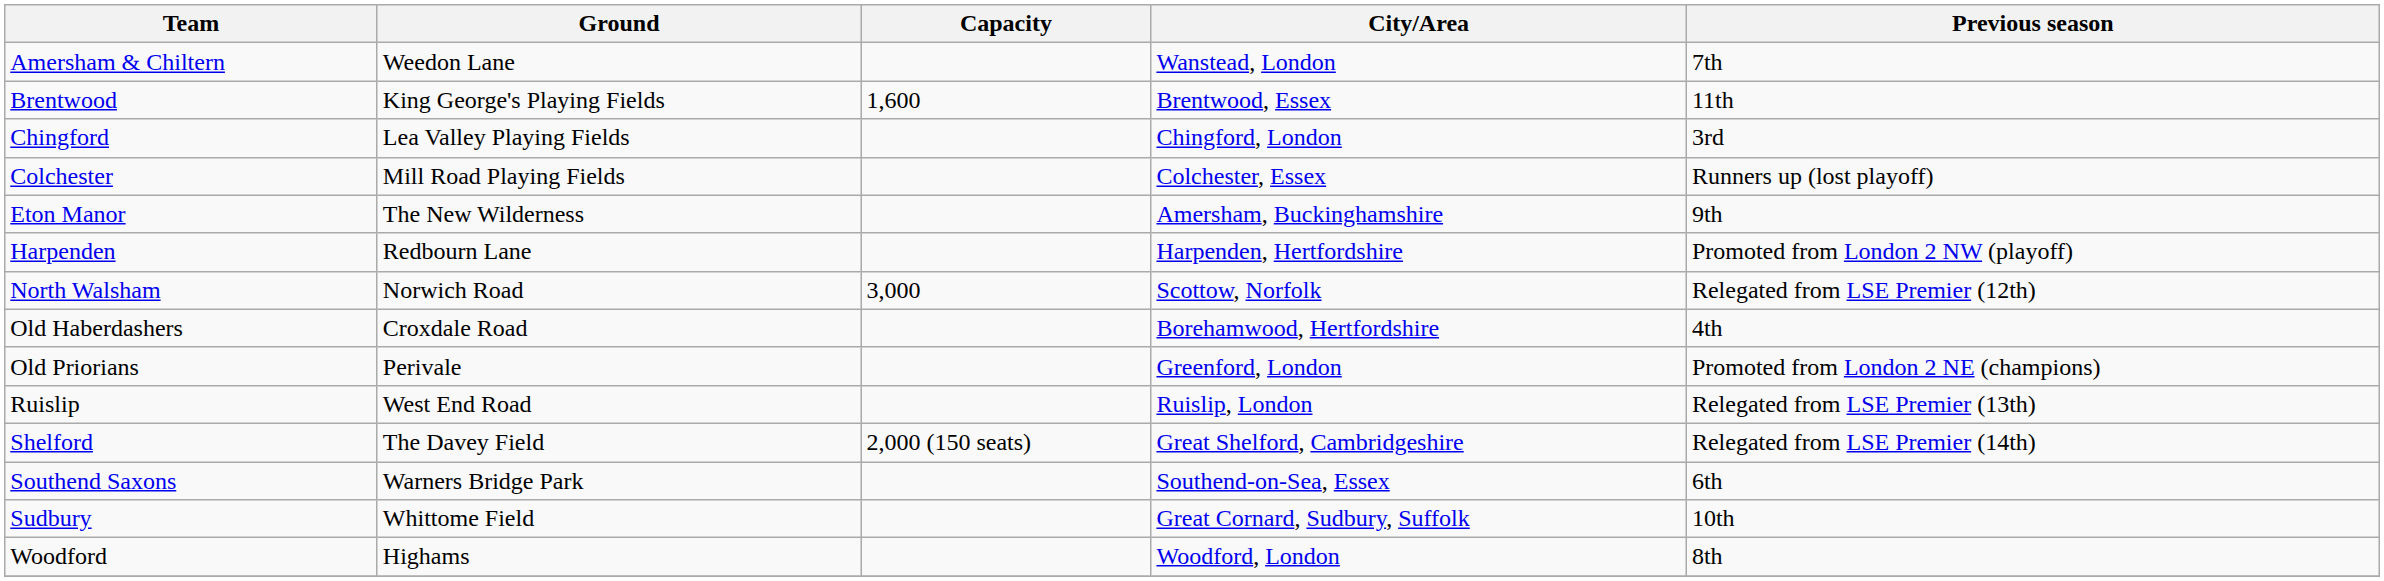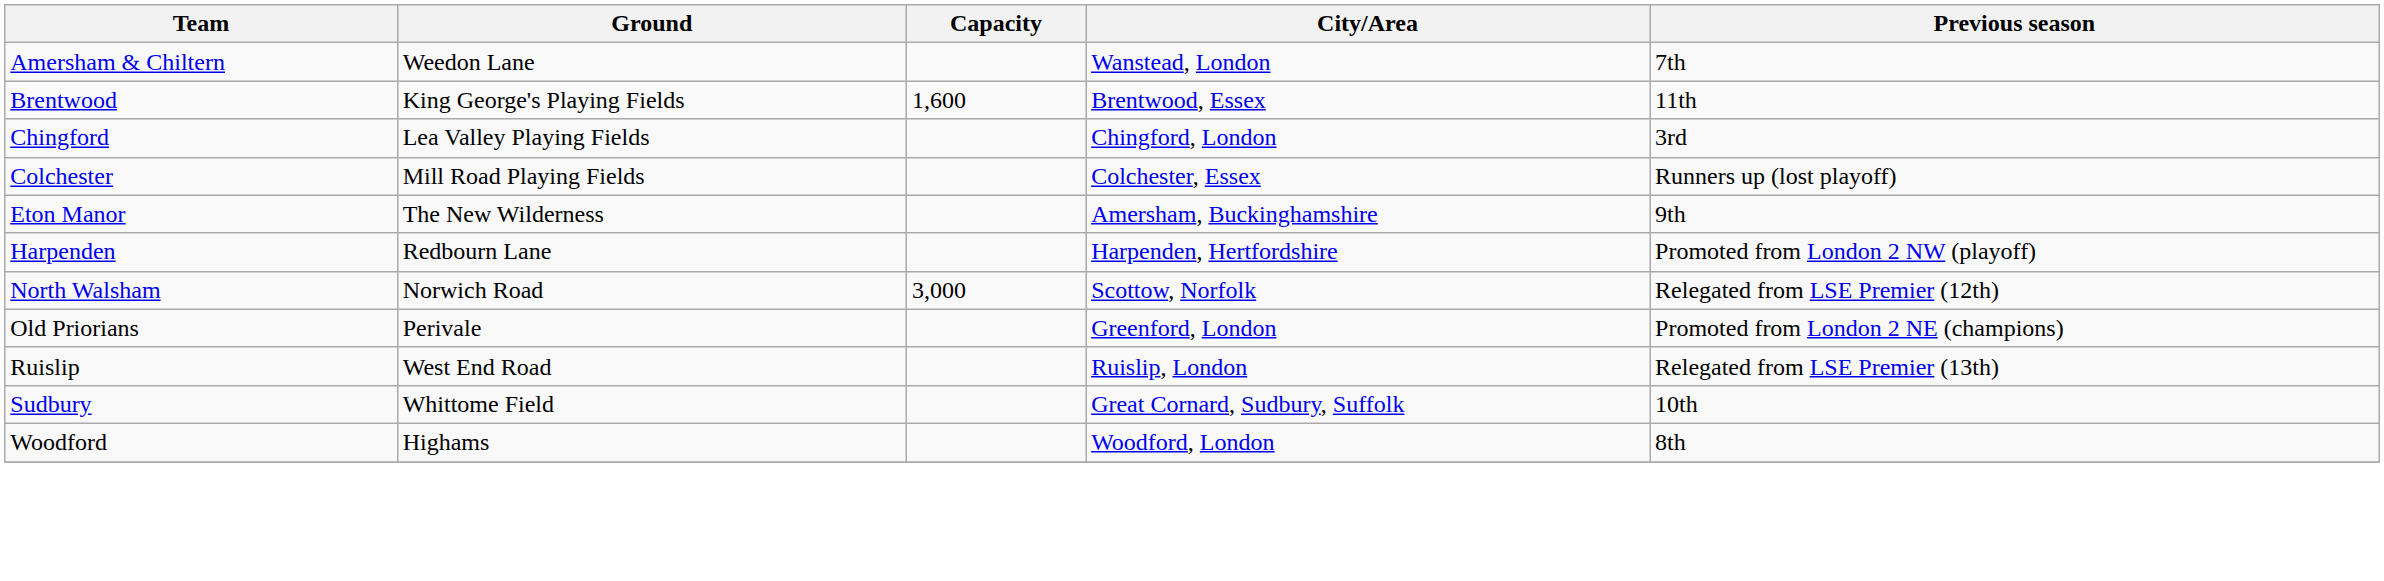- row: (97, 328)
- row: (52, 442)
- row: (93, 480)
